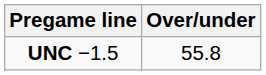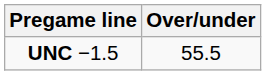(201, 53) 55.8 -> (201, 53) 55.5
